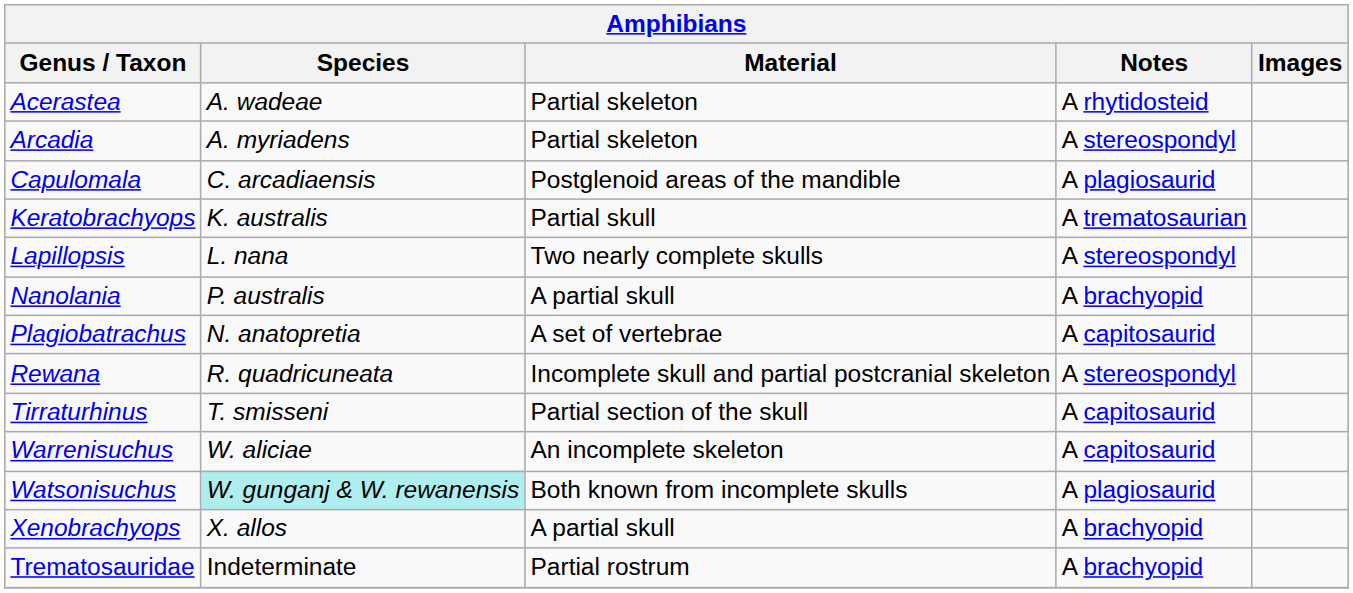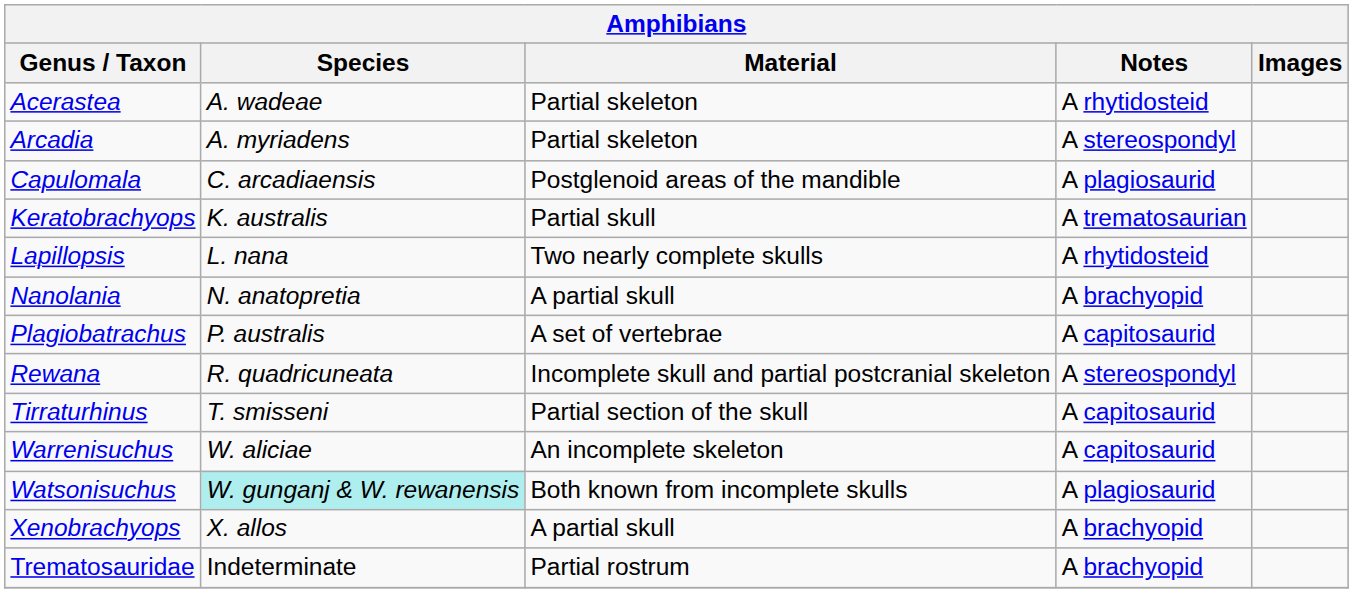(1149, 256) A stereospondyl -> (1135, 256) A rhytidosteid
(266, 295) P. australis -> (284, 295) N. anatopretia
(284, 334) N. anatopretia -> (266, 334) P. australis
